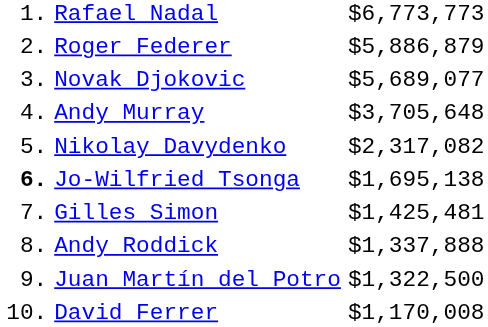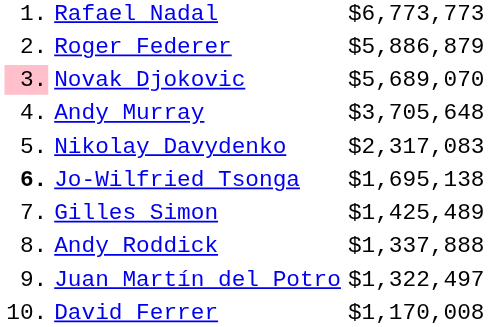(34, 80) no background -> (34, 80) pink background
(416, 80) $5,689,077 -> (416, 80) $5,689,070
(416, 146) $2,317,082 -> (416, 146) $2,317,083
(416, 213) $1,425,481 -> (416, 213) $1,425,489
(416, 279) $1,322,500 -> (416, 279) $1,322,497
